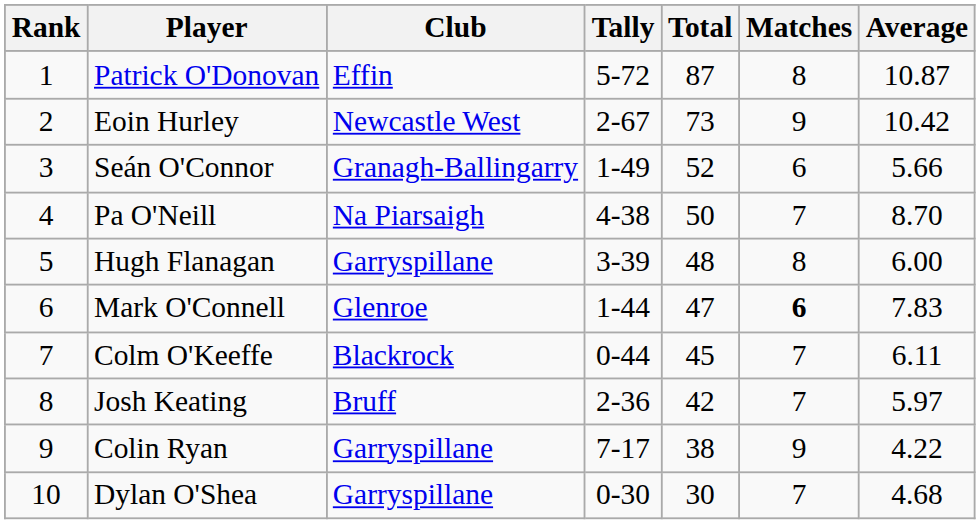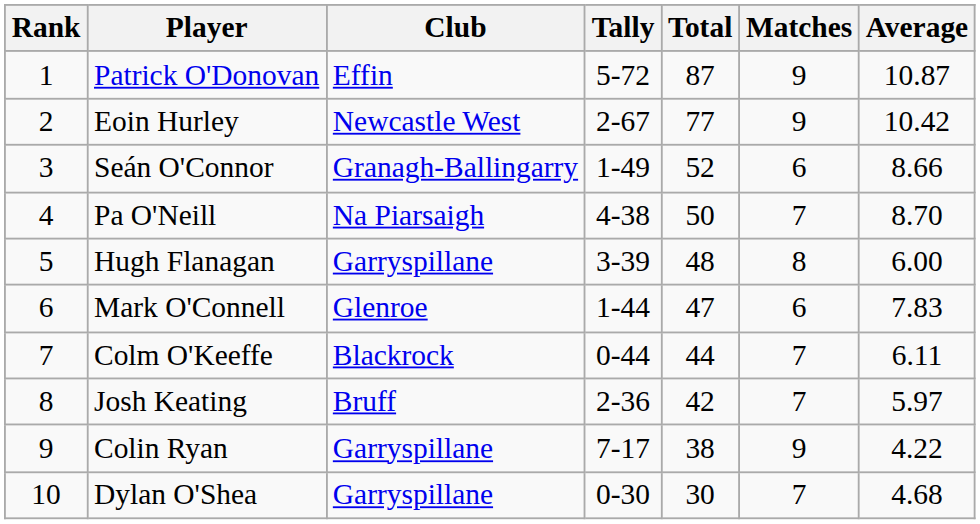(799, 74) 8 -> (799, 74) 9
(700, 121) 73 -> (700, 121) 77
(917, 167) 5.66 -> (917, 167) 8.66
(799, 307) bold -> (799, 307) normal
(700, 354) 45 -> (700, 354) 44
